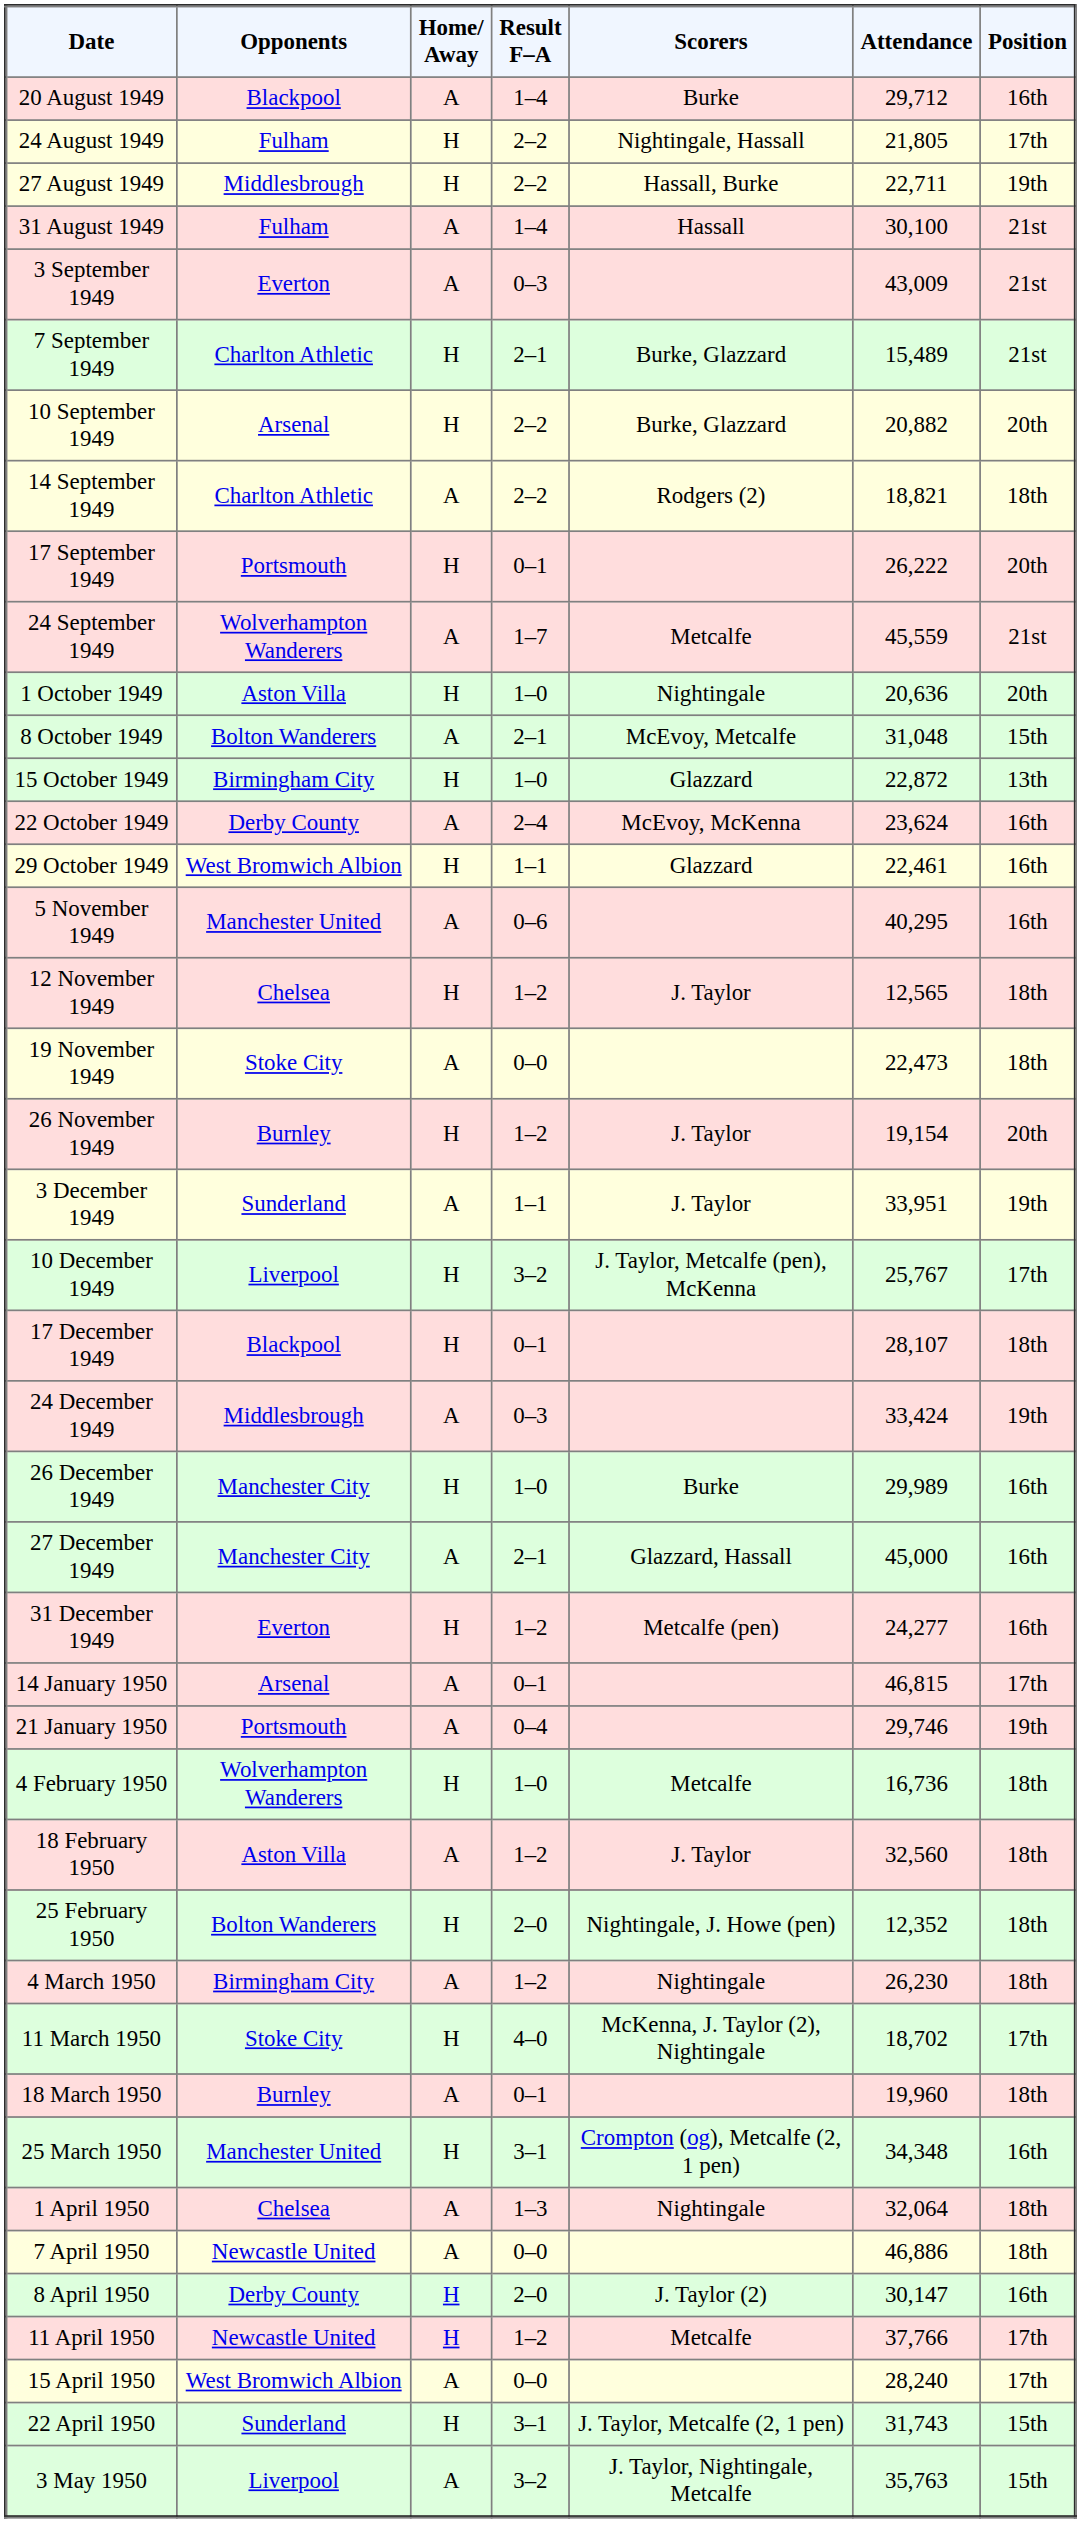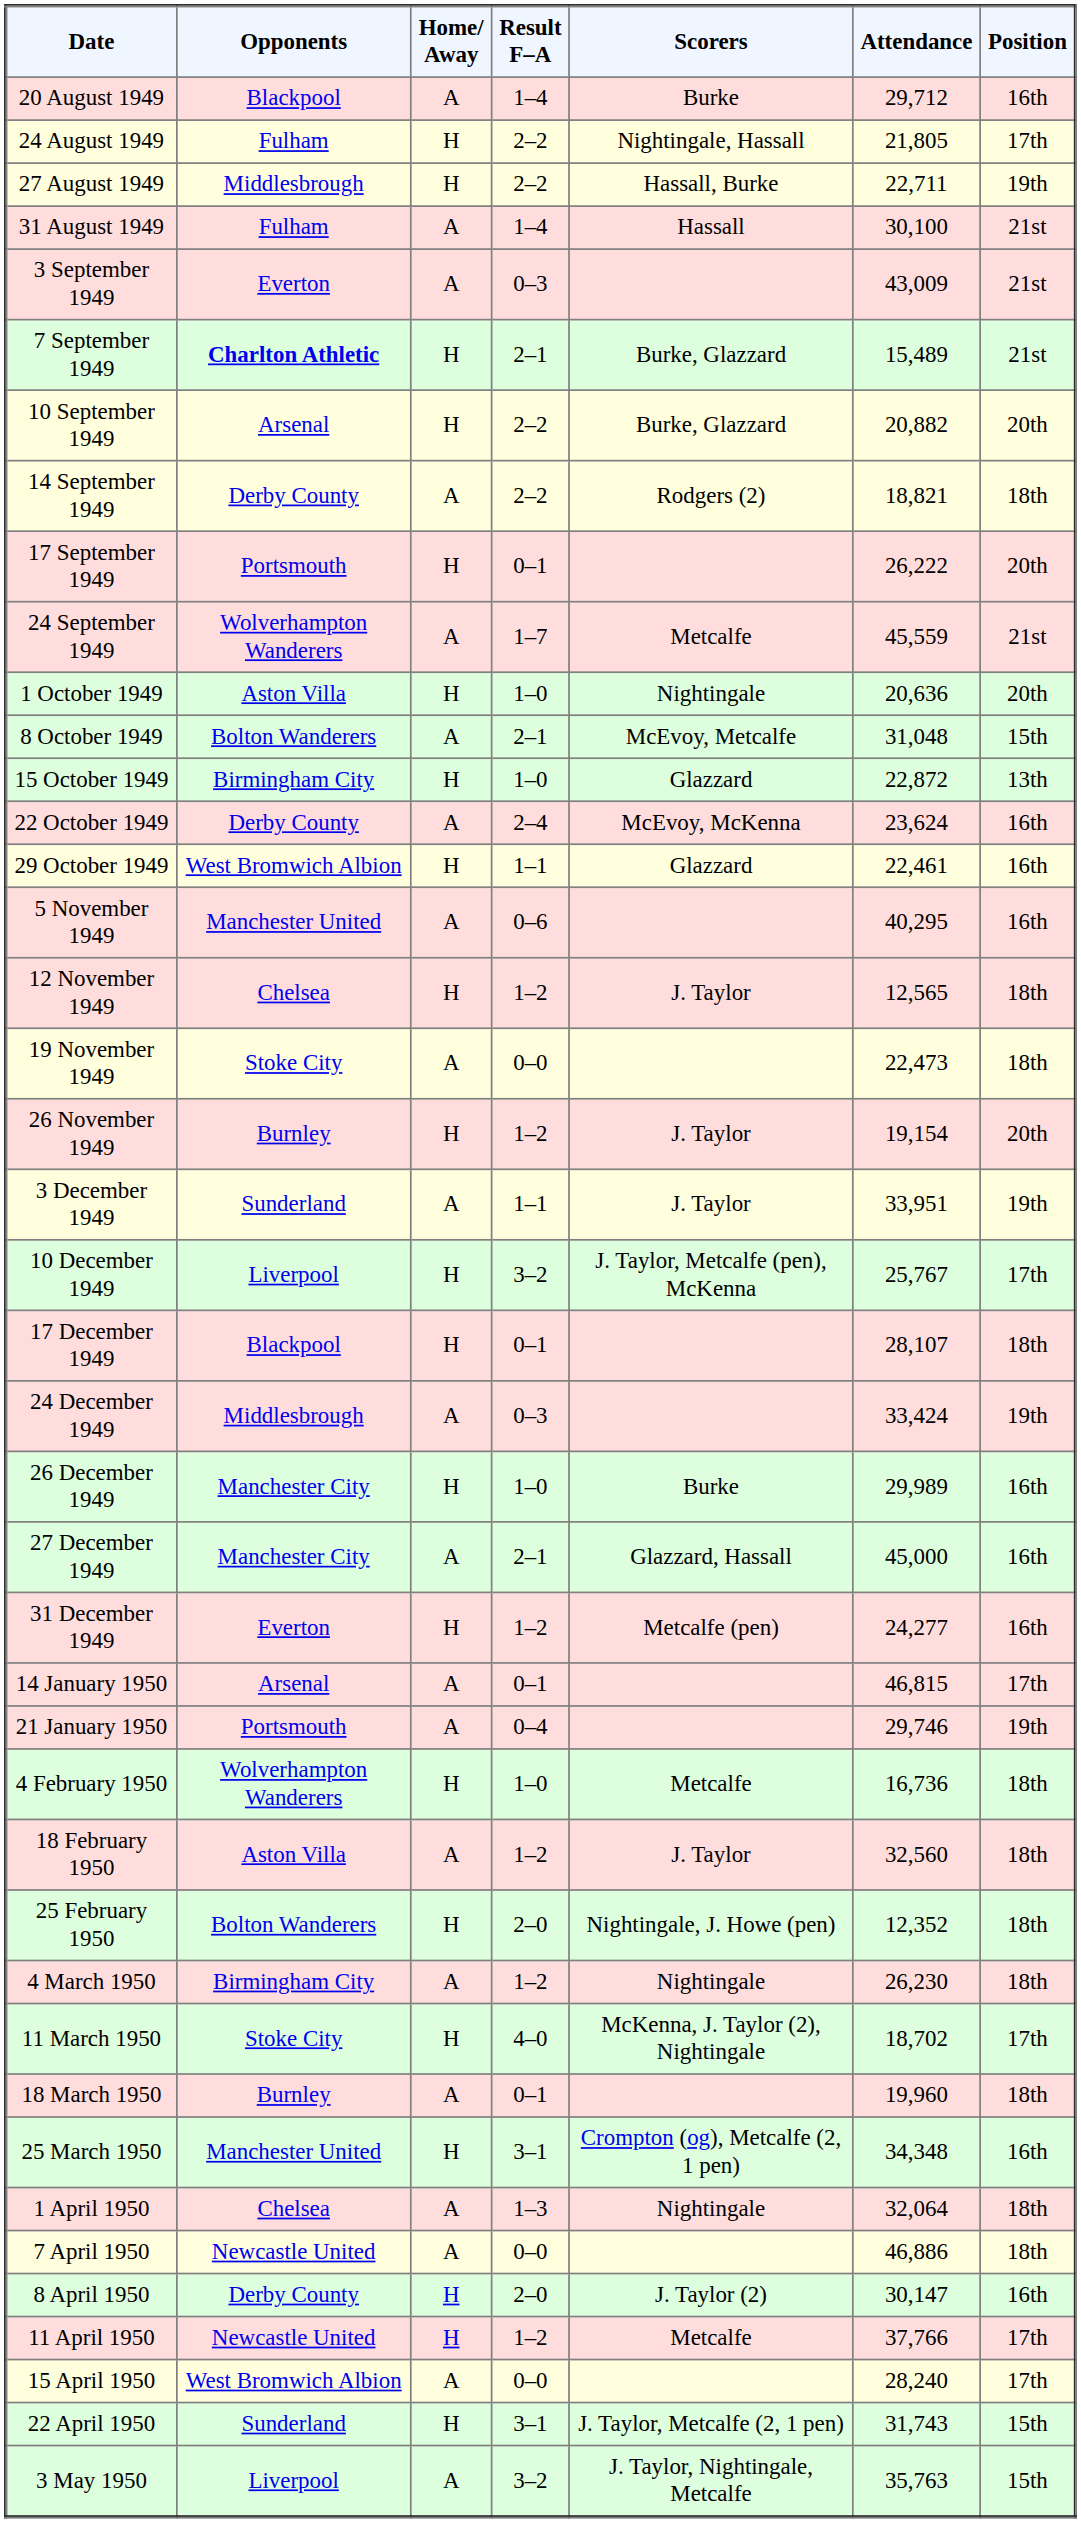(294, 354) normal -> (294, 354) bold
(294, 495) Charlton Athletic -> (294, 495) Derby County
